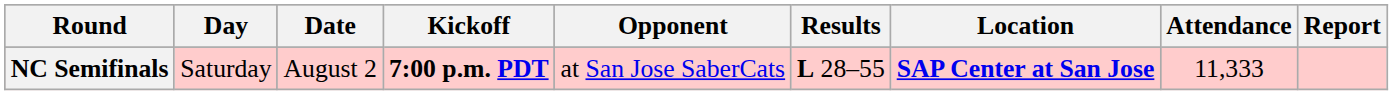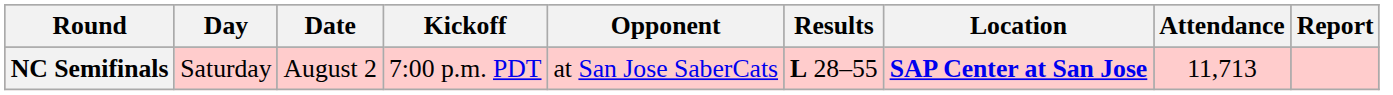(469, 68) bold -> (465, 68) normal
(1229, 68) 11,333 -> (1222, 68) 11,713
